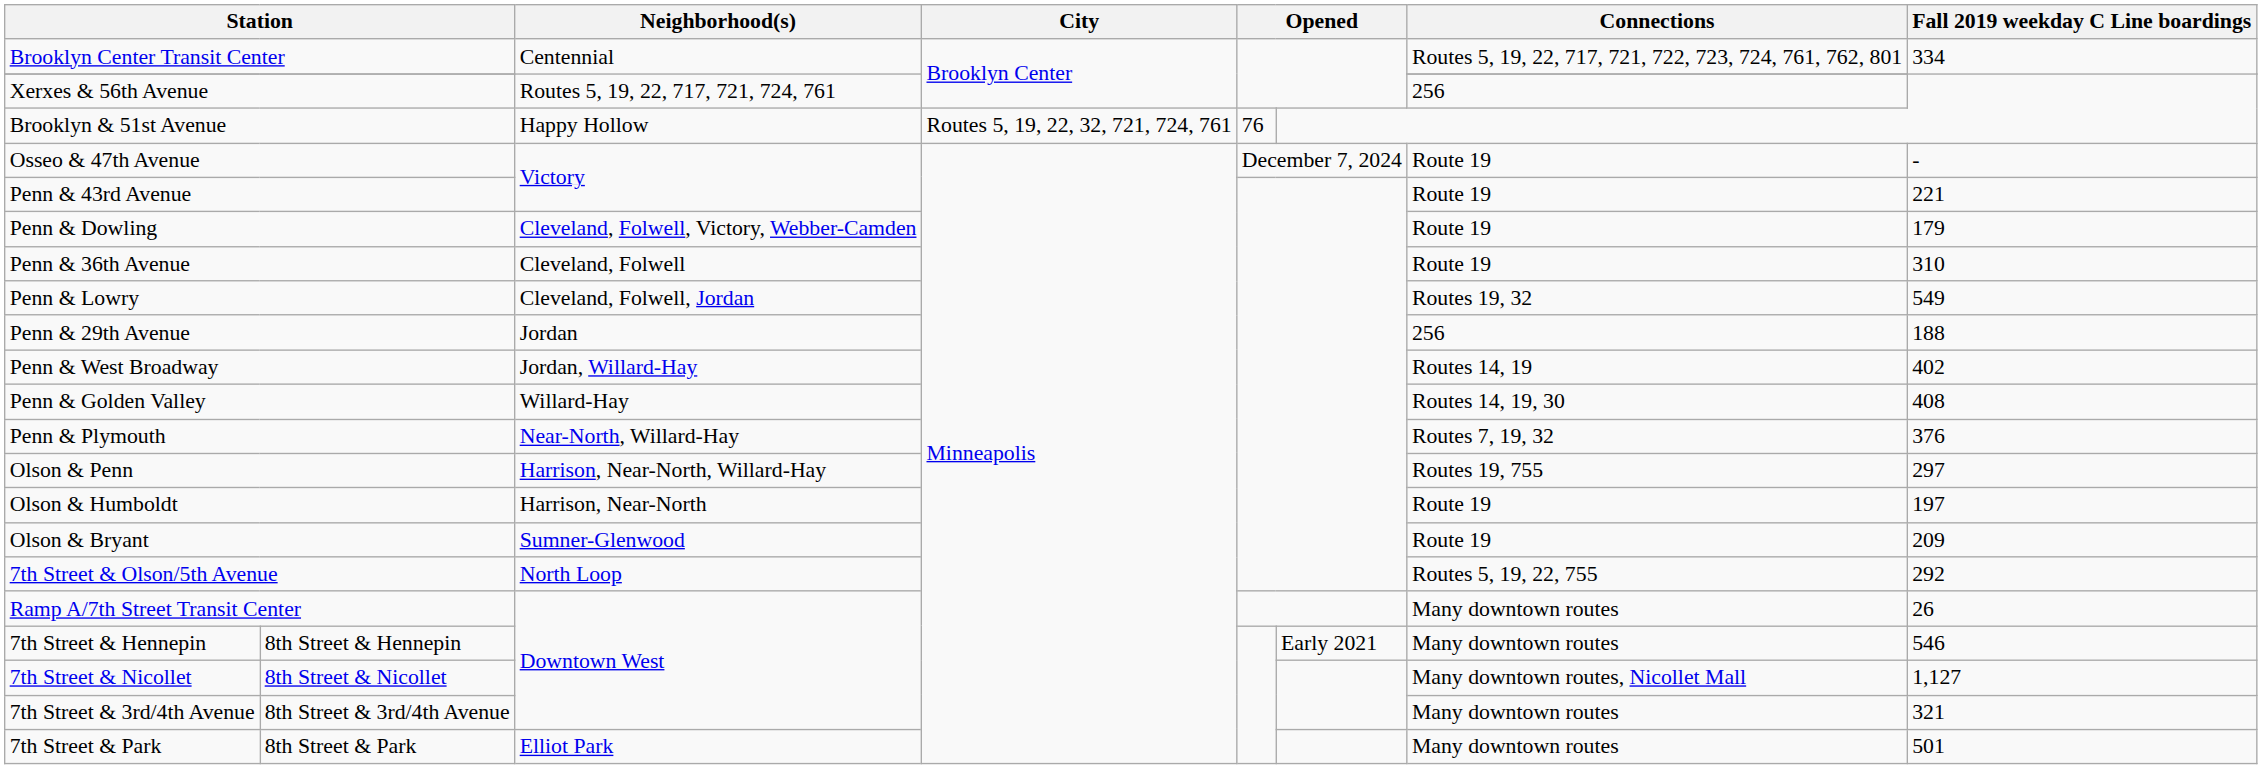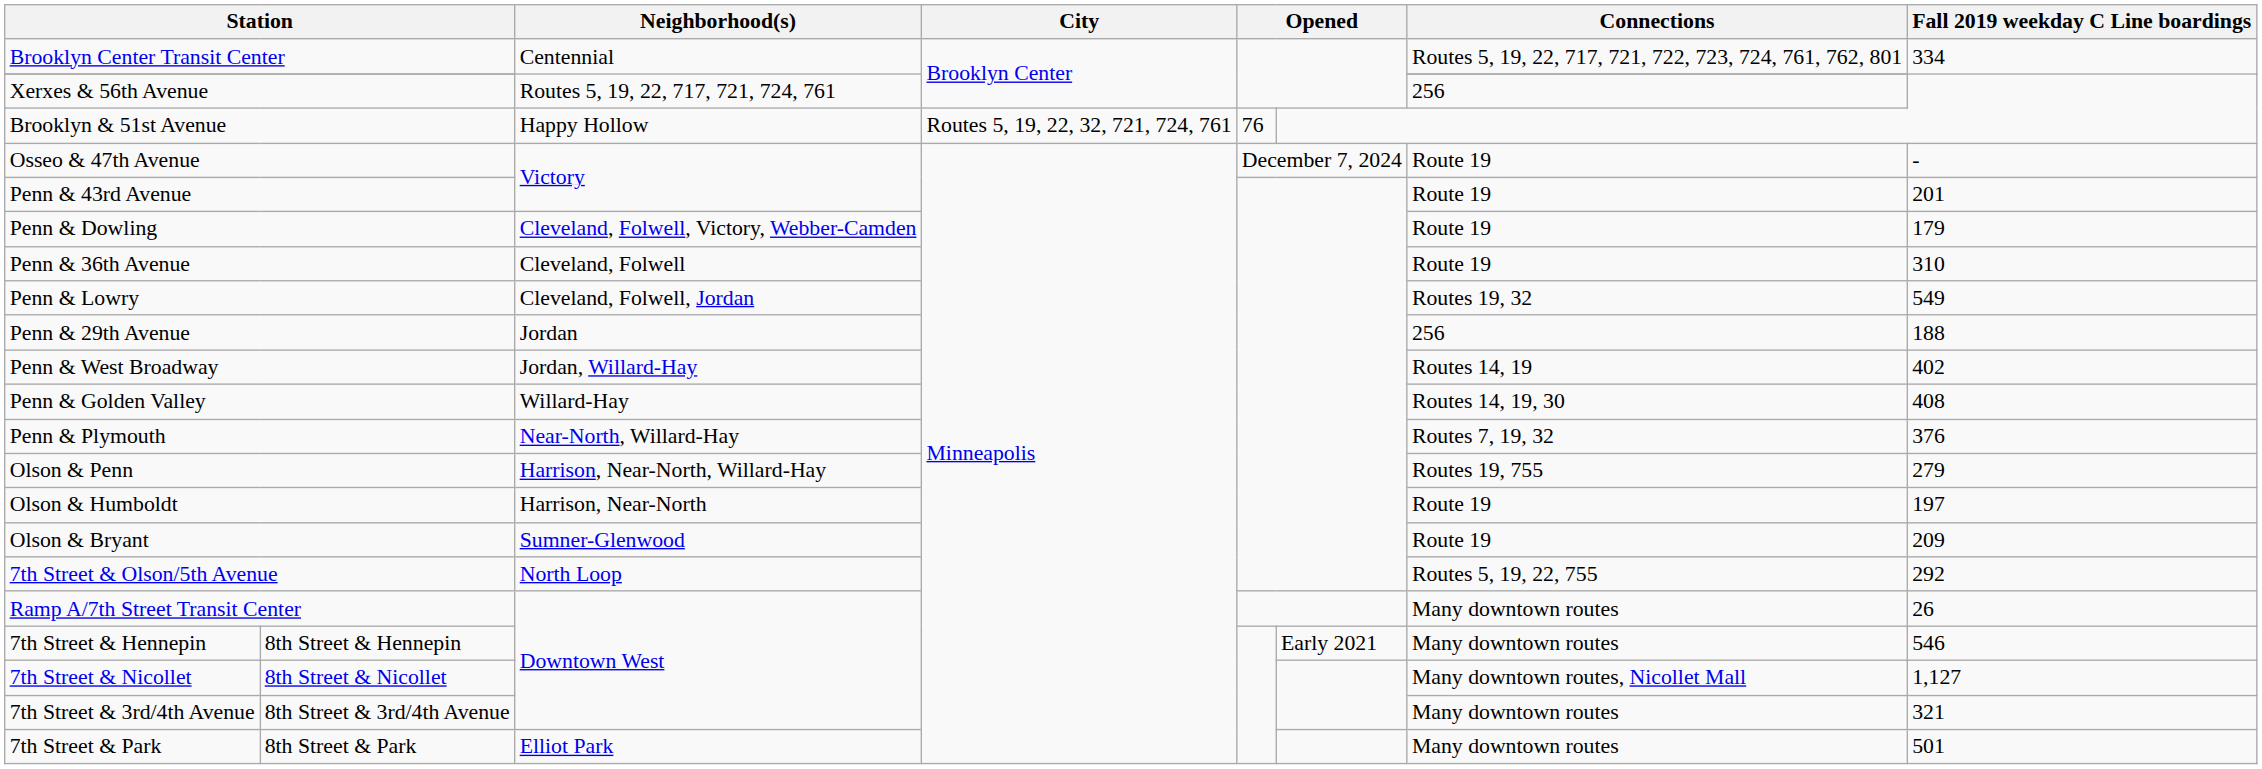(1929, 194) 221 -> (1929, 194) 201
(1929, 470) 297 -> (1929, 470) 279
